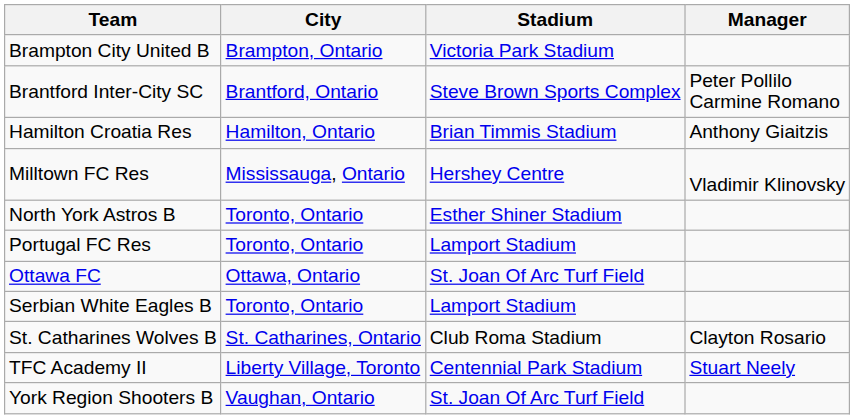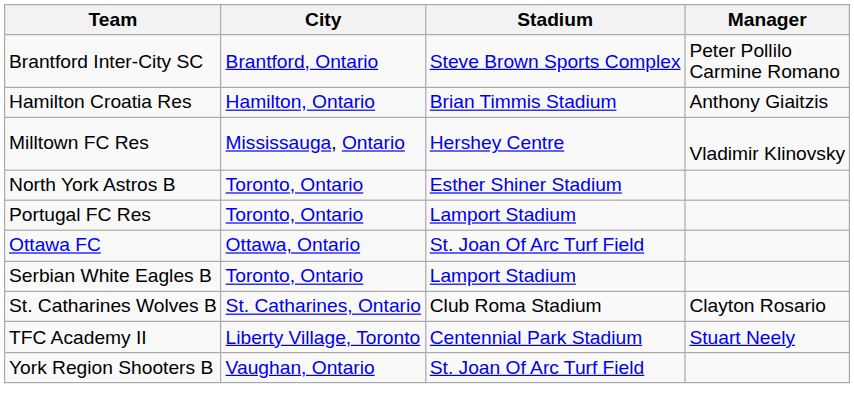- row: (109, 50)
